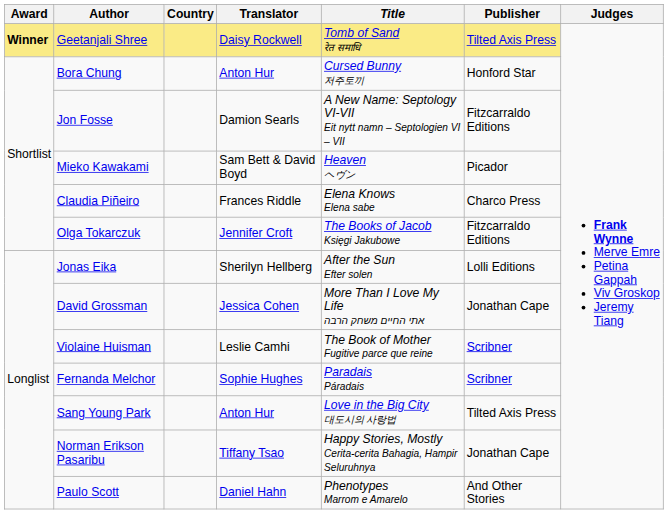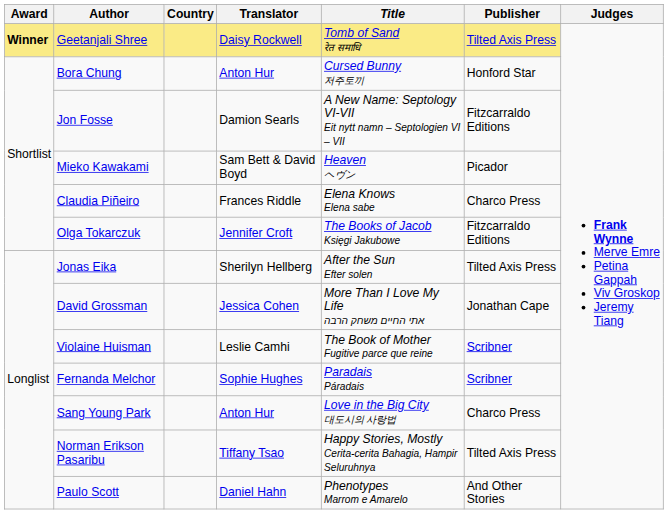(501, 266) Lolli Editions -> (511, 266) Tilted Axis Press
(511, 412) Tilted Axis Press -> (503, 412) Charco Press
(508, 453) Jonathan Cape -> (511, 453) Tilted Axis Press
